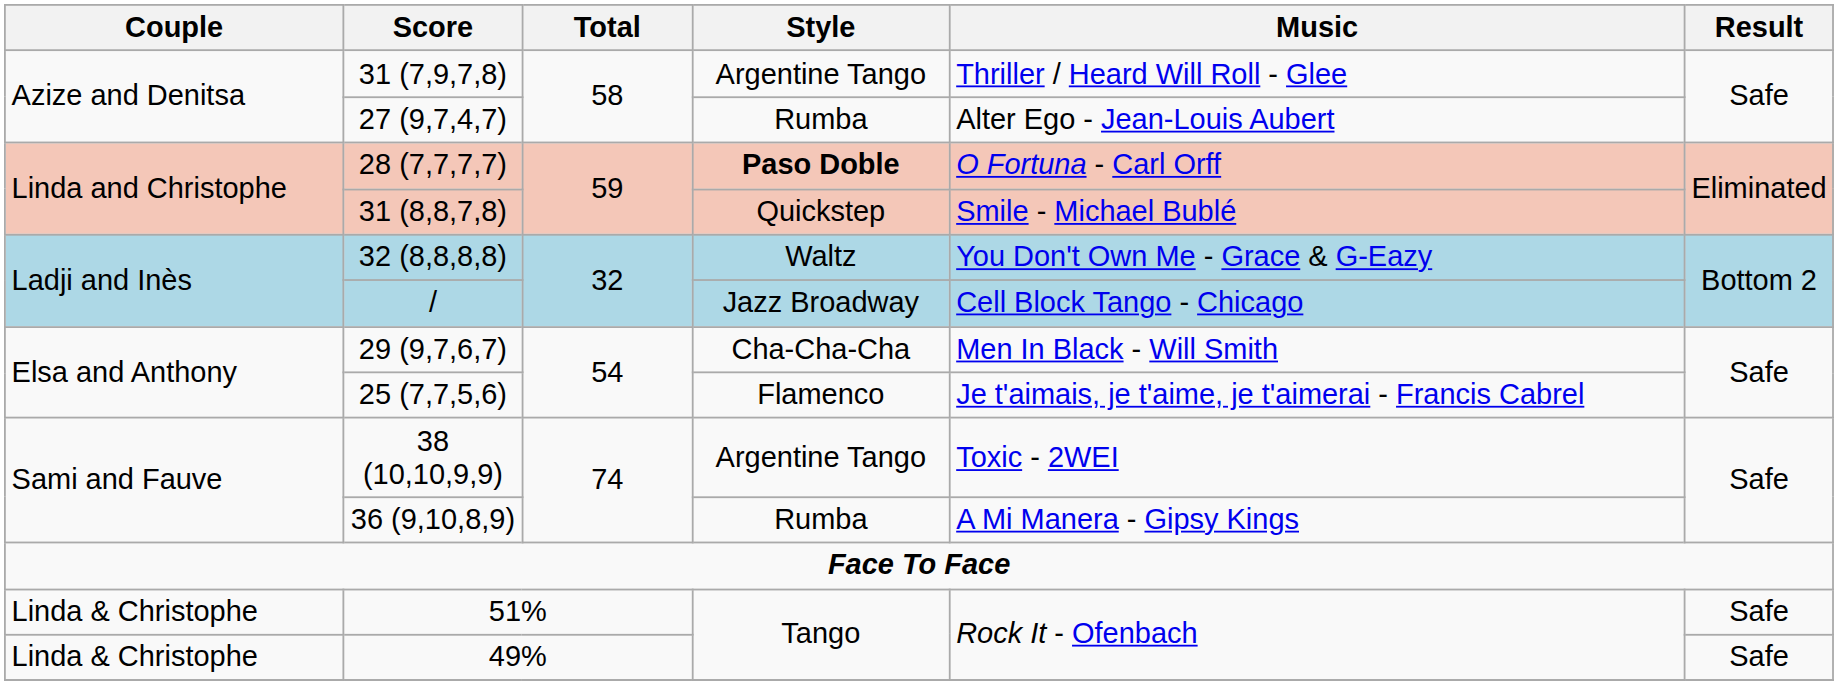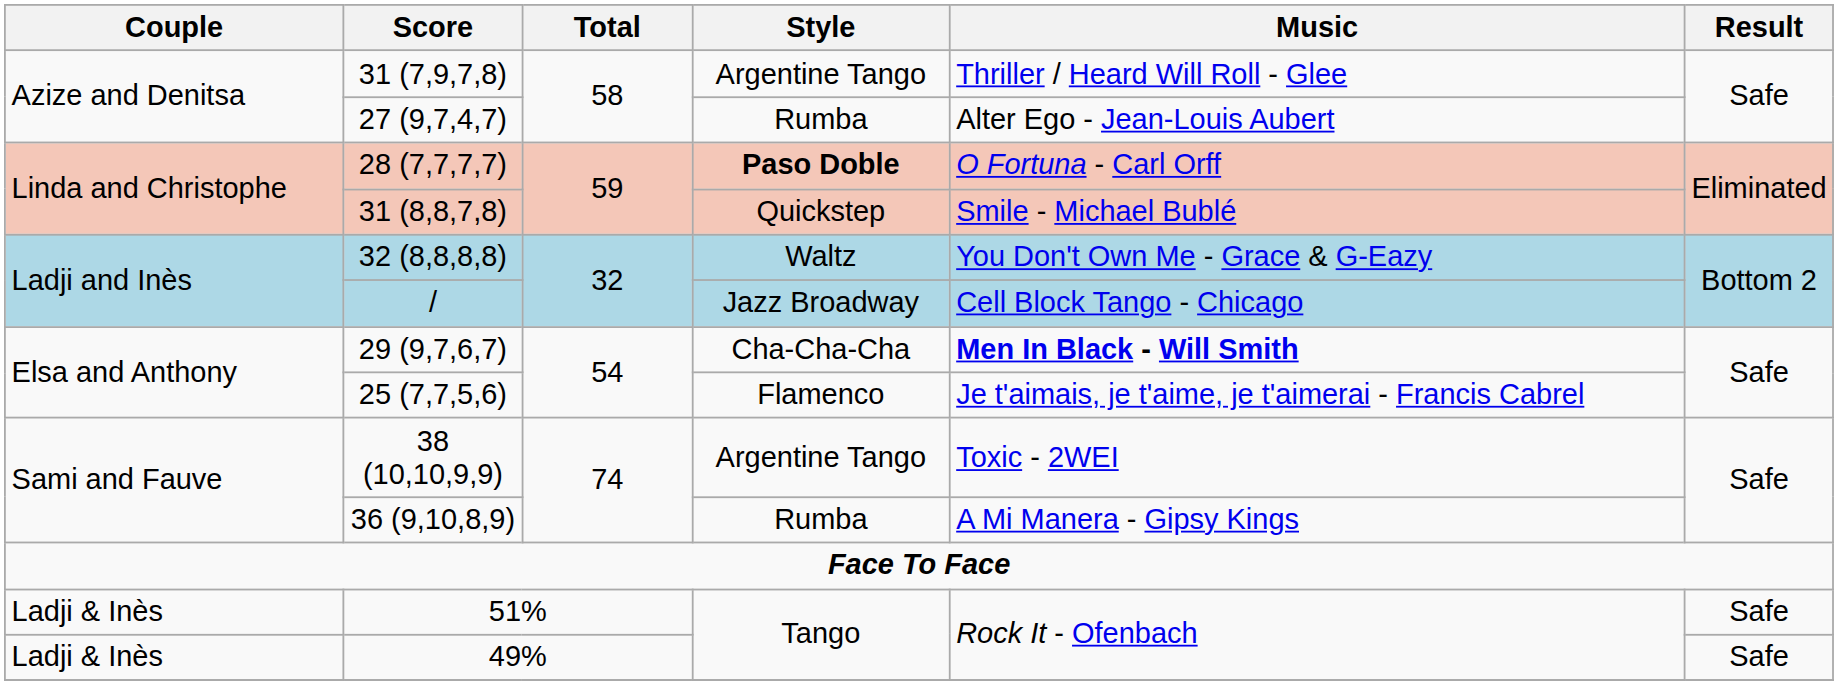(1117, 348) normal -> (1127, 348) bold
(135, 611) Linda & Christophe -> (87, 611) Ladji & Inès
(135, 657) Linda & Christophe -> (87, 657) Ladji & Inès
